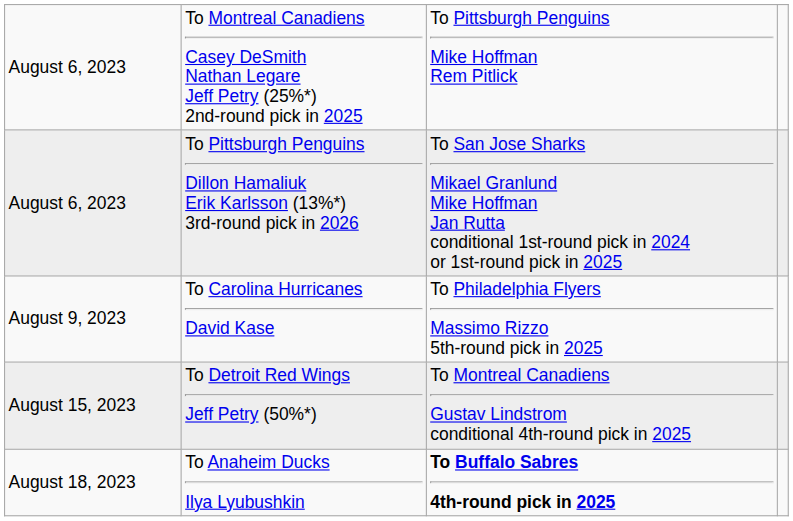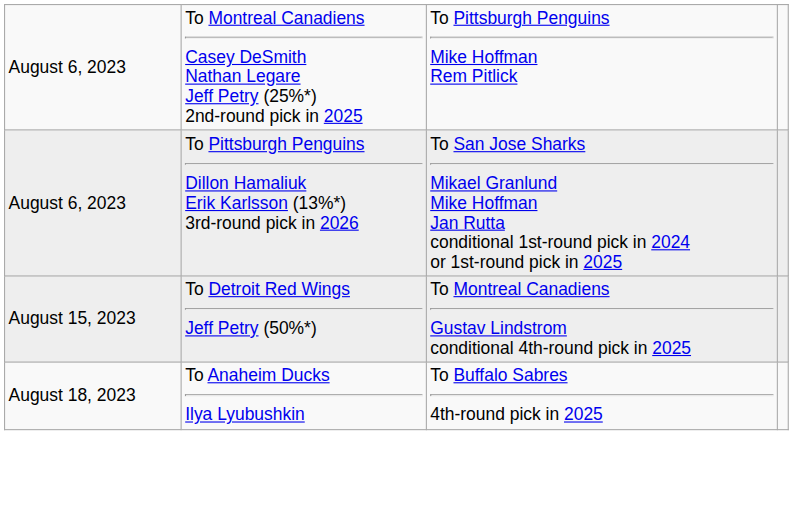- row: (67, 318)
(602, 482) bold -> (602, 395) normal
